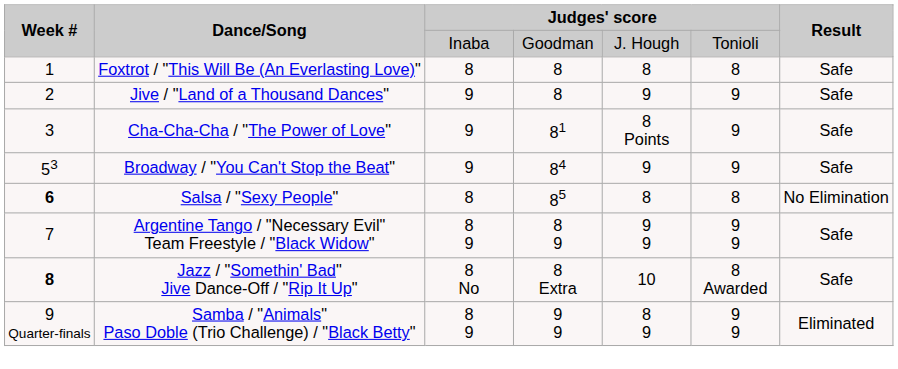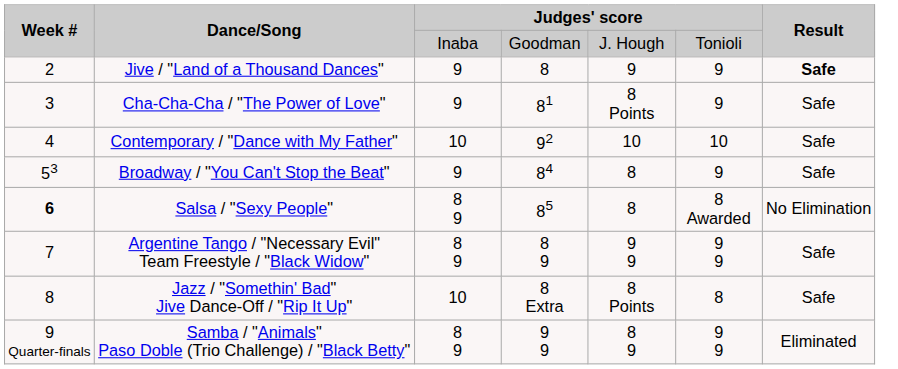- row: (260, 69)
(836, 95) normal -> (819, 69) bold
+ row: (254, 141)
(647, 167) 9 -> (632, 172) 8
(469, 198) 8 -> (458, 209) 8 9
(735, 198) 8 -> (719, 209) 8 Awarded
(49, 279) bold -> (49, 297) normal
(469, 279) 8 No -> (458, 297) 10
(647, 279) 10 -> (632, 297) 8 Points
(735, 279) 8 Awarded -> (719, 297) 8
